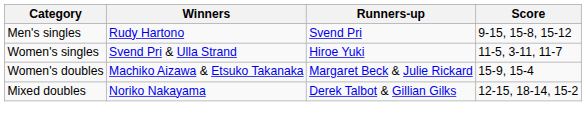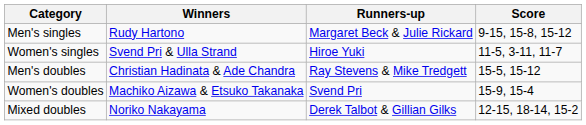(336, 33) Svend Pri -> (391, 33) Margaret Beck & Julie Rickard
+ row: (46, 71)
(391, 71) Margaret Beck & Julie Rickard -> (336, 91) Svend Pri
